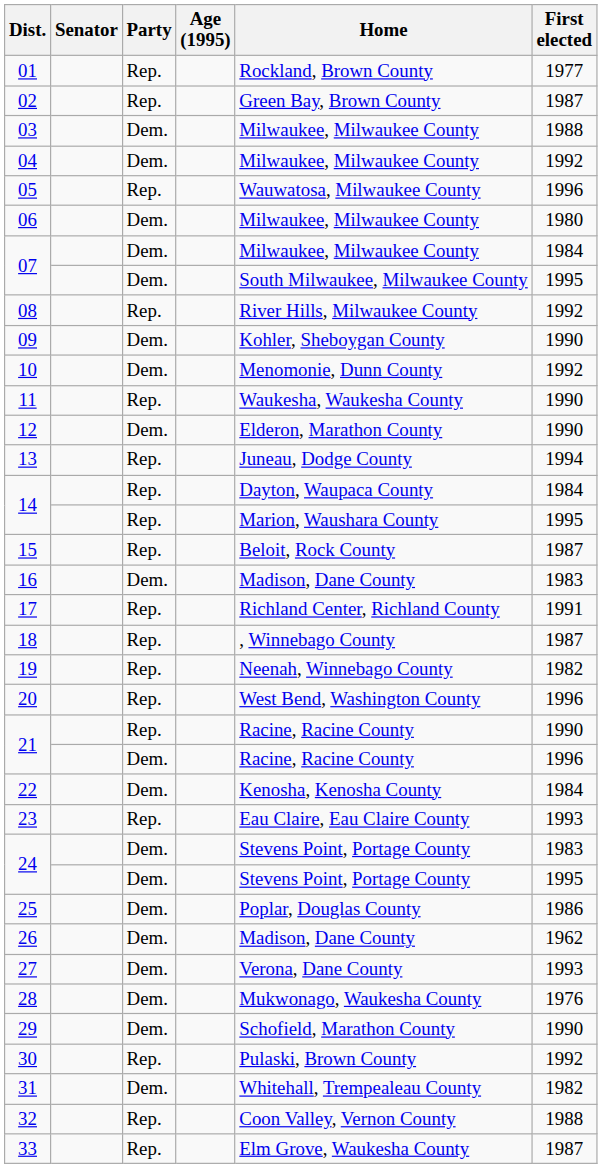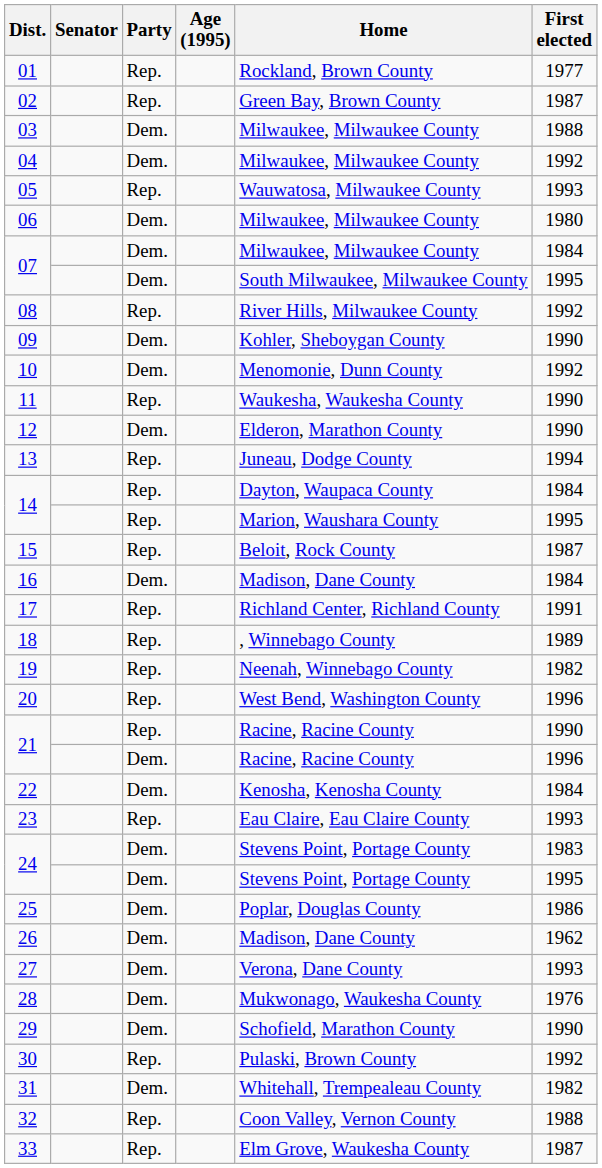(564, 190) 1996 -> (564, 190) 1993
(564, 579) 1983 -> (564, 579) 1984
(564, 639) 1987 -> (564, 639) 1989
